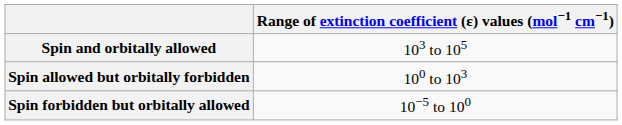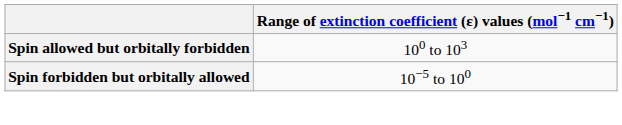- row: (129, 47)
